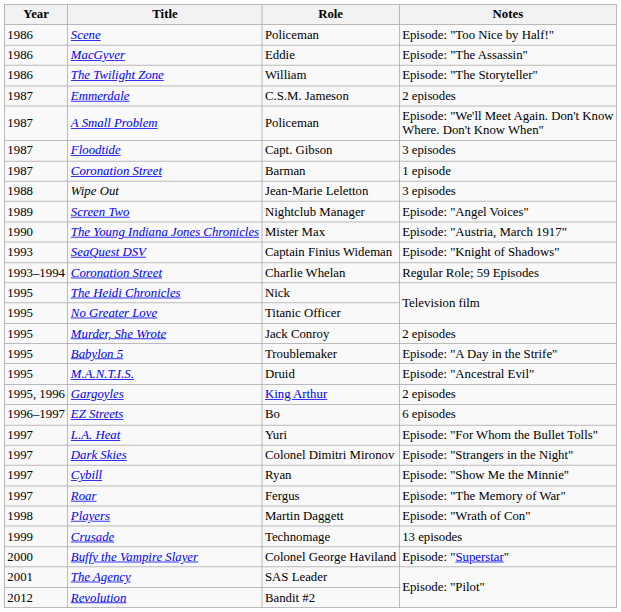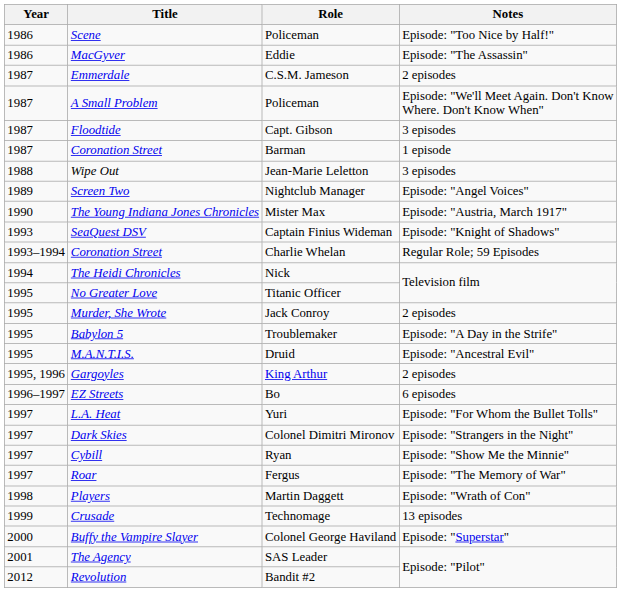- row: (117, 75)
(20, 292) 1995 -> (20, 272) 1994
